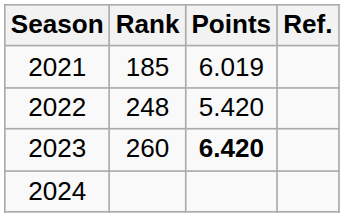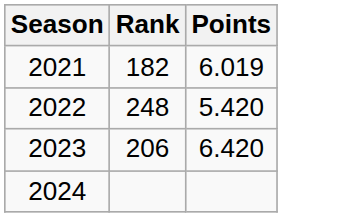- column: (308, 25)
(148, 66) 185 -> (148, 66) 182
(148, 149) 260 -> (148, 149) 206
(231, 149) bold -> (231, 149) normal
